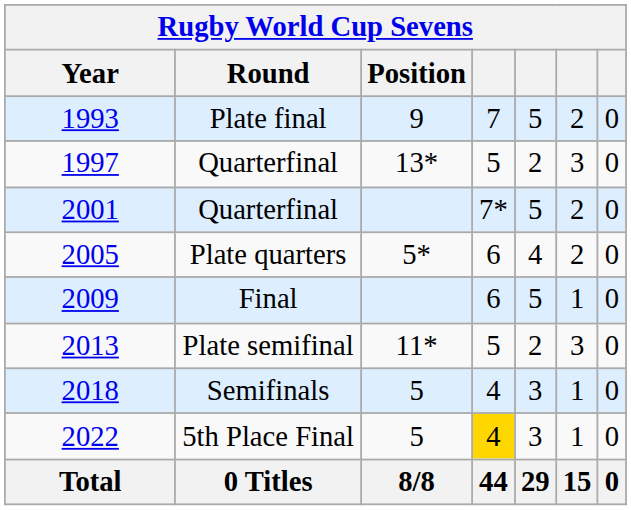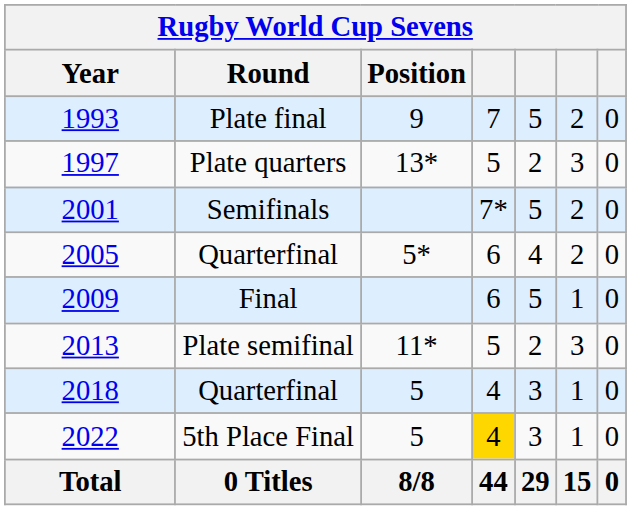(268, 163) Quarterfinal -> (268, 163) Plate quarters
(268, 208) Quarterfinal -> (268, 208) Semifinals
(268, 254) Plate quarters -> (268, 254) Quarterfinal
(268, 390) Semifinals -> (268, 390) Quarterfinal
